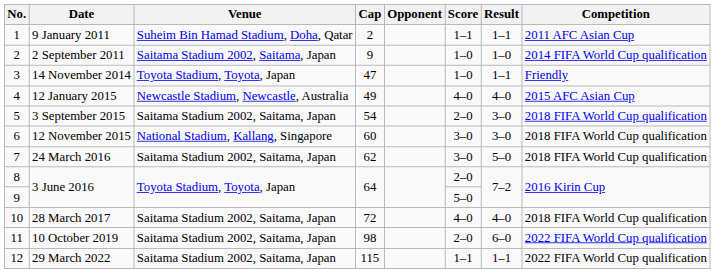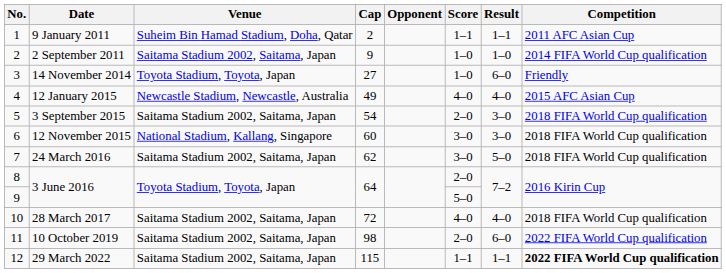(370, 75) 47 -> (370, 75) 27
(502, 75) 1–1 -> (502, 75) 6–0
(616, 258) normal -> (622, 258) bold
